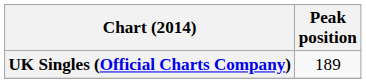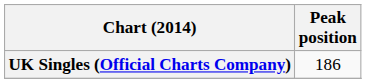(328, 64) 189 -> (328, 64) 186
